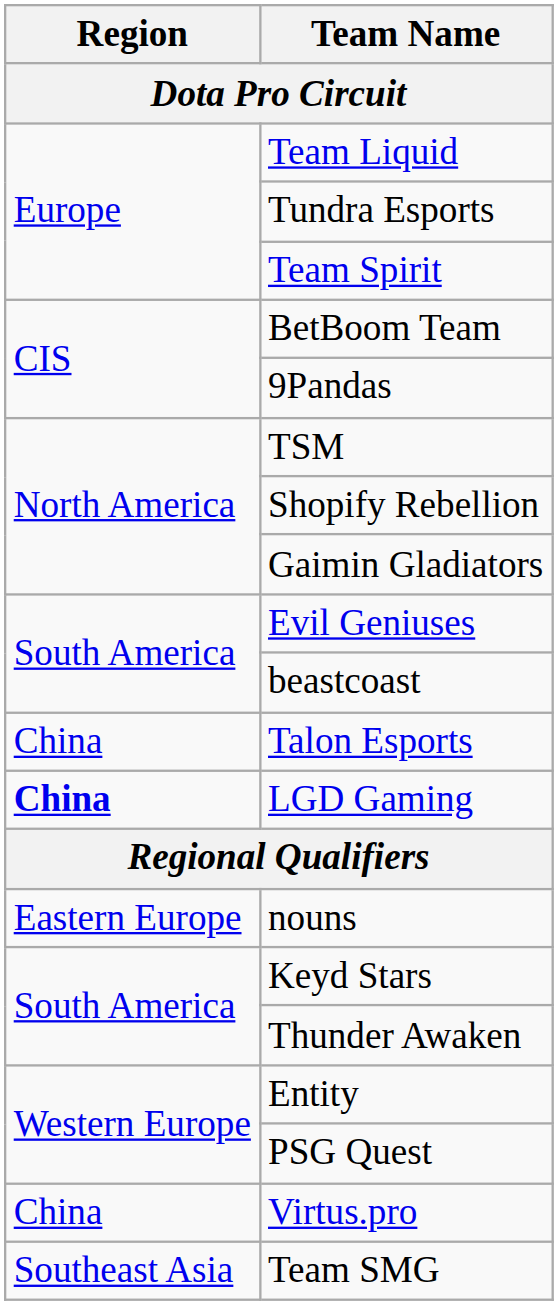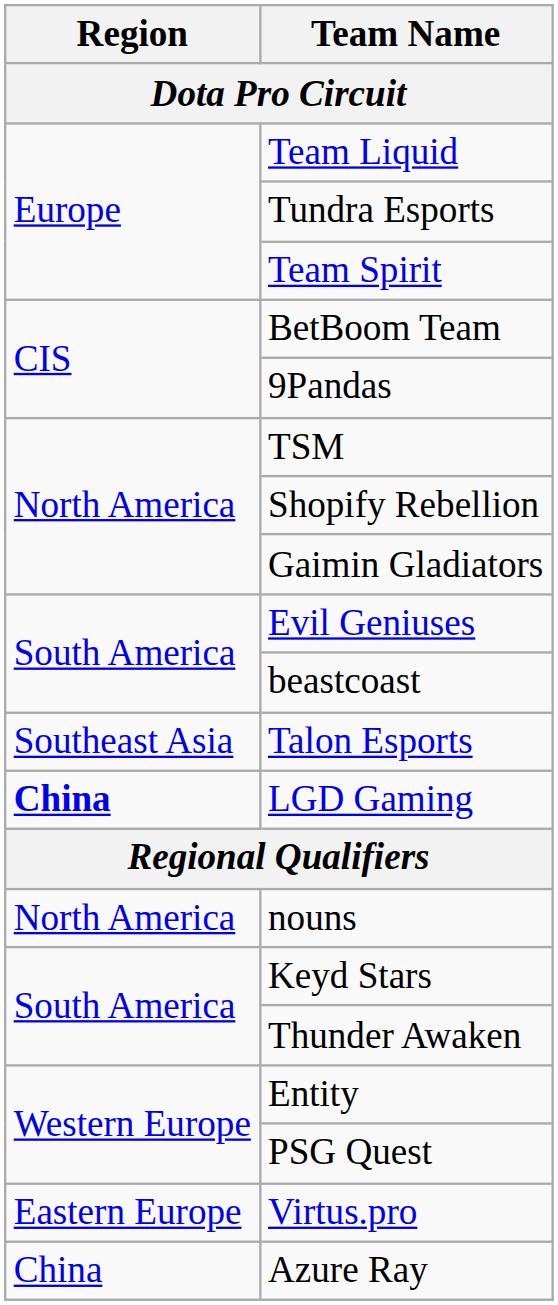(58, 740) China -> (124, 740) Southeast Asia
(128, 916) Eastern Europe -> (125, 916) North America
(58, 1211) China -> (128, 1211) Eastern Europe
+ row: (348, 1270)
- row: (354, 1270)
